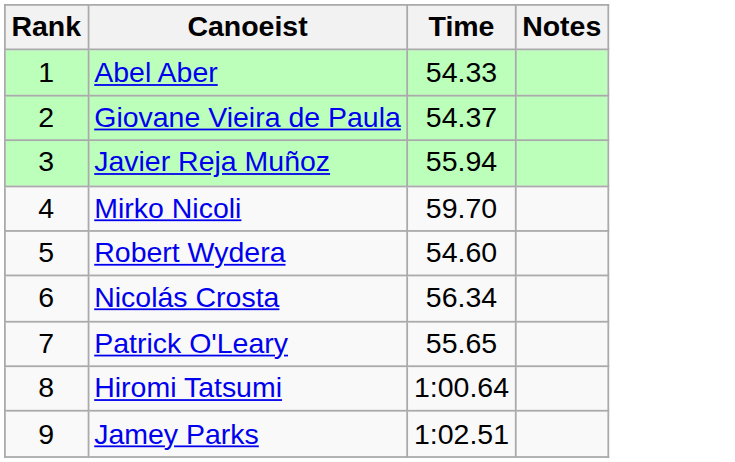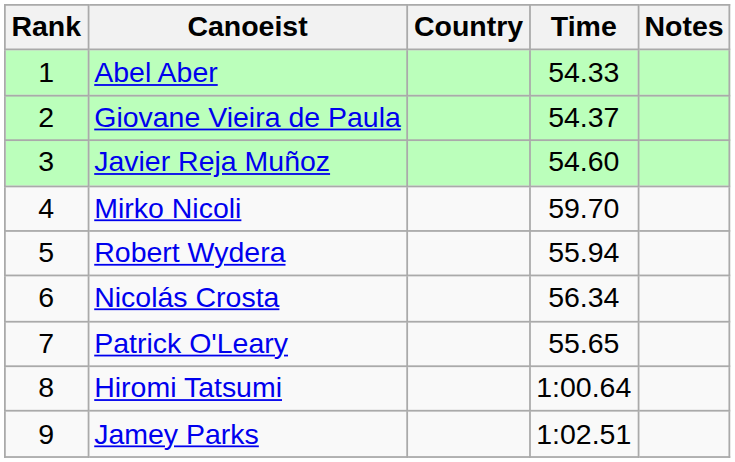+ column: (469, 27)
(462, 162) 55.94 -> (584, 162) 54.60
(462, 252) 54.60 -> (584, 252) 55.94
